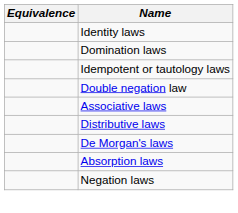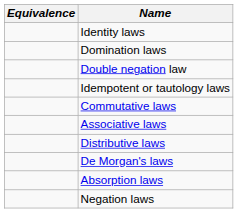rows swapped: (155, 69) <-> (134, 87)
+ row: (128, 106)
